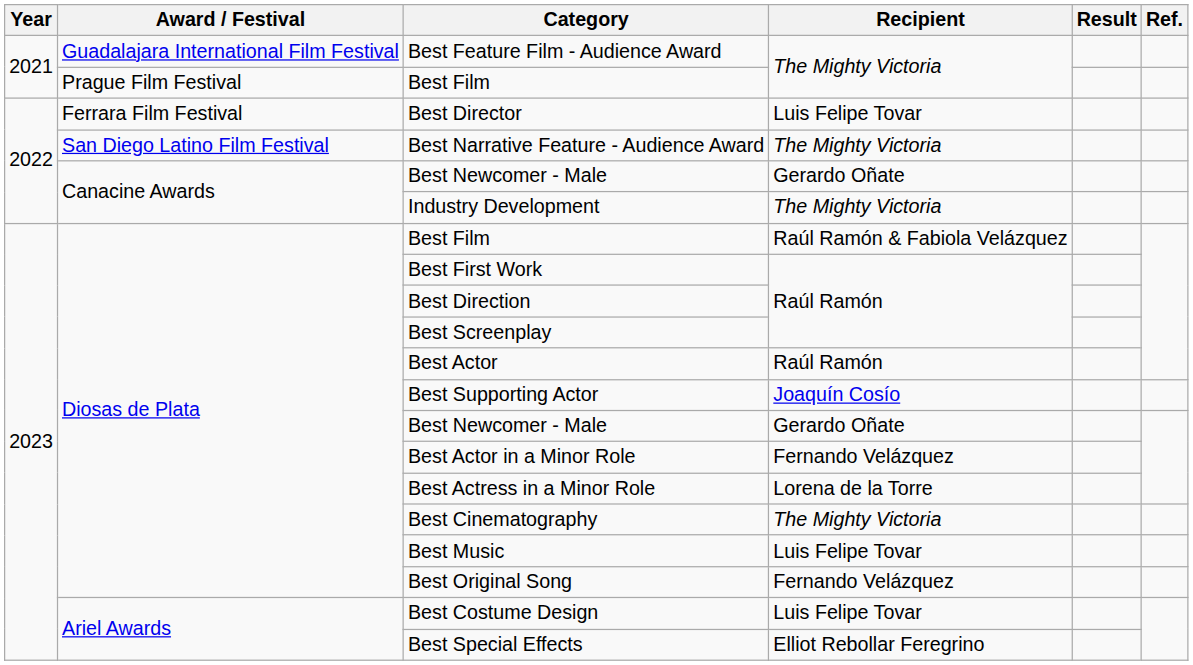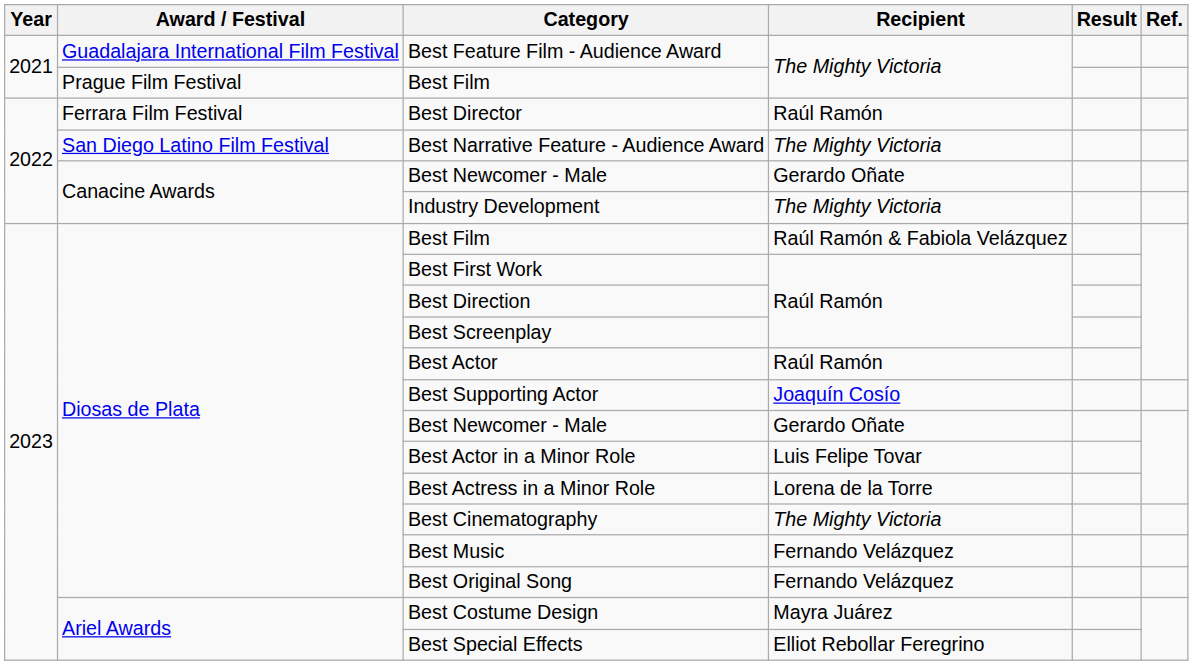(848, 113) Luis Felipe Tovar -> (828, 113) Raúl Ramón
(864, 457) Fernando Velázquez -> (848, 457) Luis Felipe Tovar
(848, 550) Luis Felipe Tovar -> (864, 550) Fernando Velázquez
(848, 613) Luis Felipe Tovar -> (833, 613) Mayra Juárez
